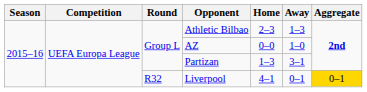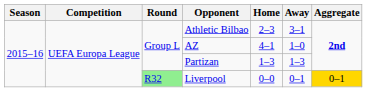(297, 29) 1–3 -> (297, 29) 3–1
(267, 45) 0–0 -> (267, 45) 4–1
(297, 62) 3–1 -> (297, 62) 1–3
(153, 78) no background -> (153, 78) lightgreen background
(267, 78) 4–1 -> (267, 78) 0–0
